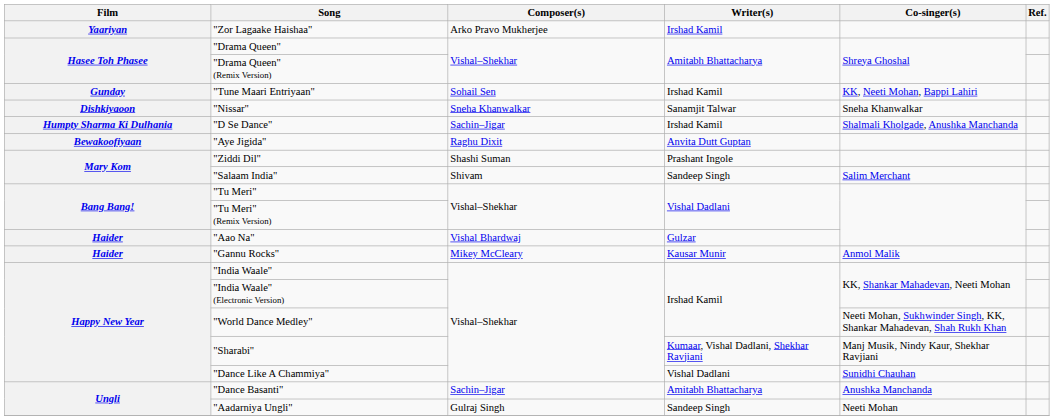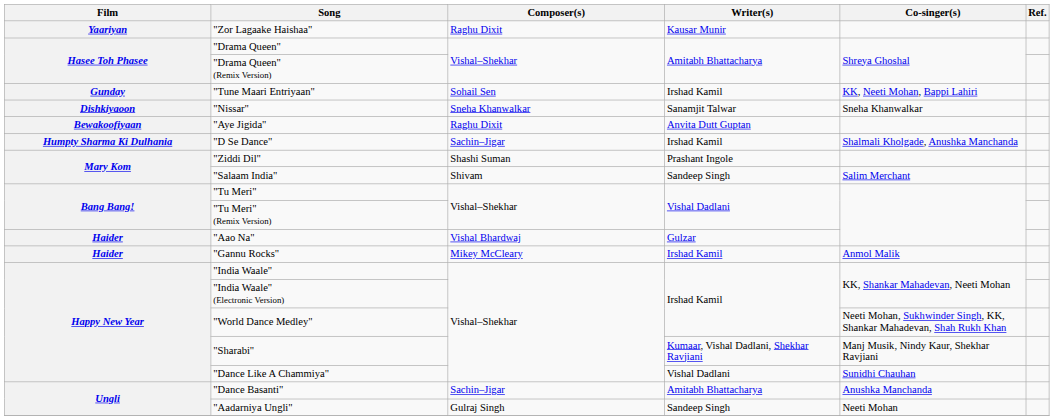(499, 29) Arko Pravo Mukherjee -> (476, 29) Raghu Dixit
(695, 29) Irshad Kamil -> (696, 29) Kausar Munir
rows swapped: (240, 141) <-> (243, 125)
(696, 254) Kausar Munir -> (695, 254) Irshad Kamil
